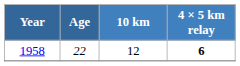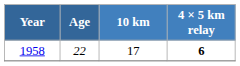(133, 50) 12 -> (133, 50) 17
